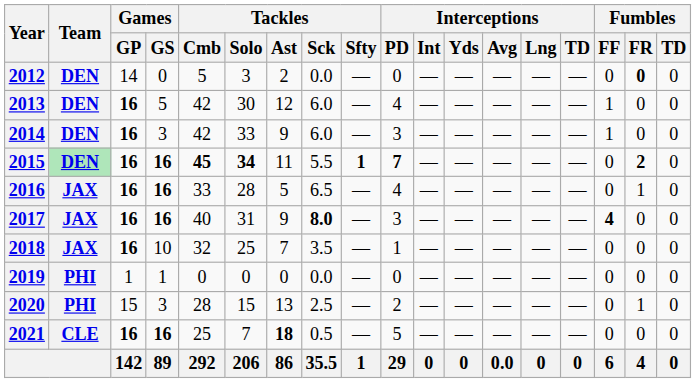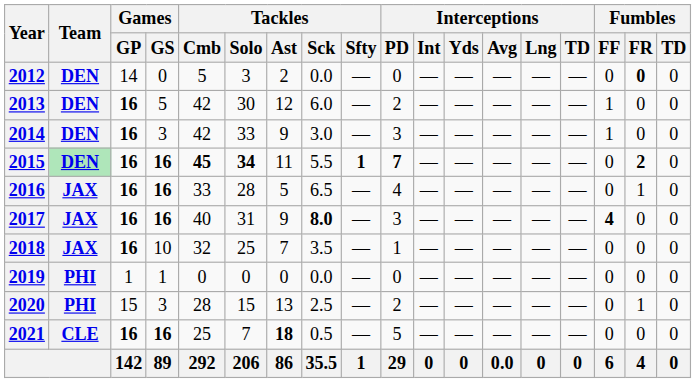(397, 104) 4 -> (397, 104) 2
(321, 133) 6.0 -> (321, 133) 3.0
